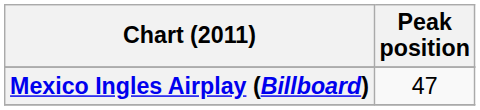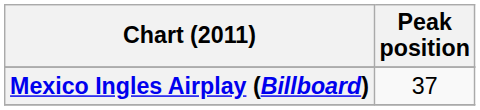(425, 85) 47 -> (425, 85) 37
